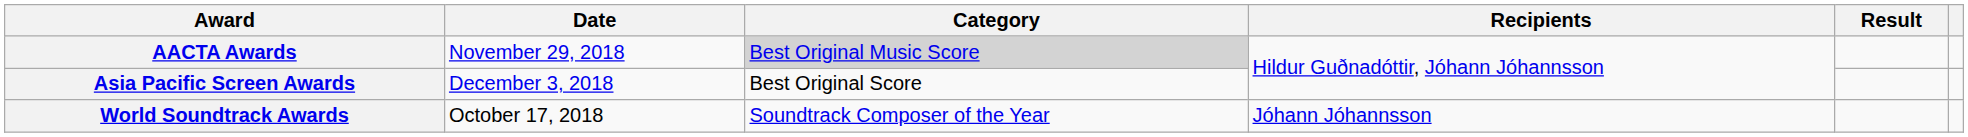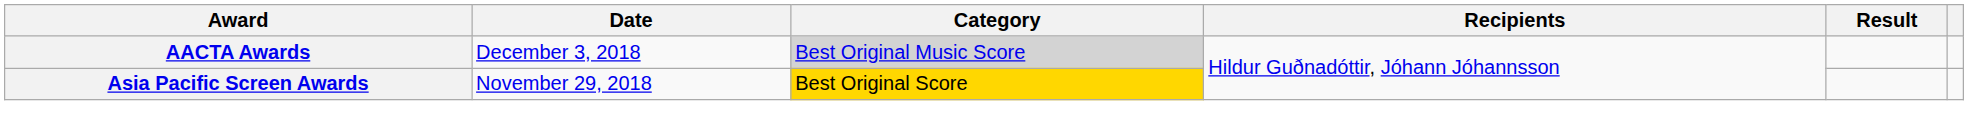(537, 52) November 29, 2018 -> (558, 52) December 3, 2018
(531, 83) December 3, 2018 -> (564, 83) November 29, 2018
(836, 83) no background -> (881, 83) gold background
- row: (224, 115)
